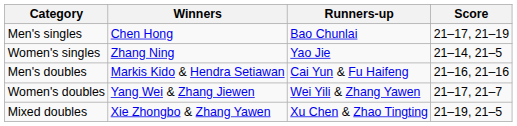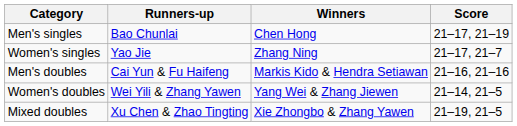columns swapped: (198, 14) <-> (359, 14)
(468, 53) 21–14, 21–5 -> (468, 53) 21–17, 21–7
(468, 92) 21–17, 21–7 -> (468, 92) 21–14, 21–5
